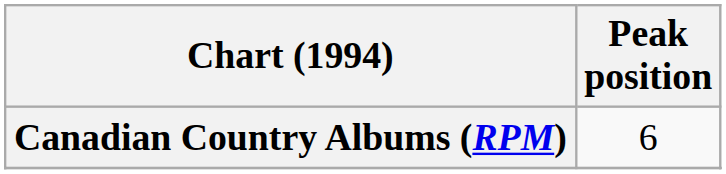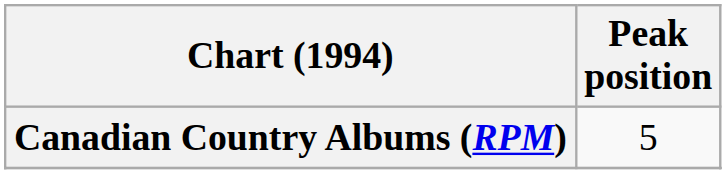(648, 136) 6 -> (648, 136) 5
